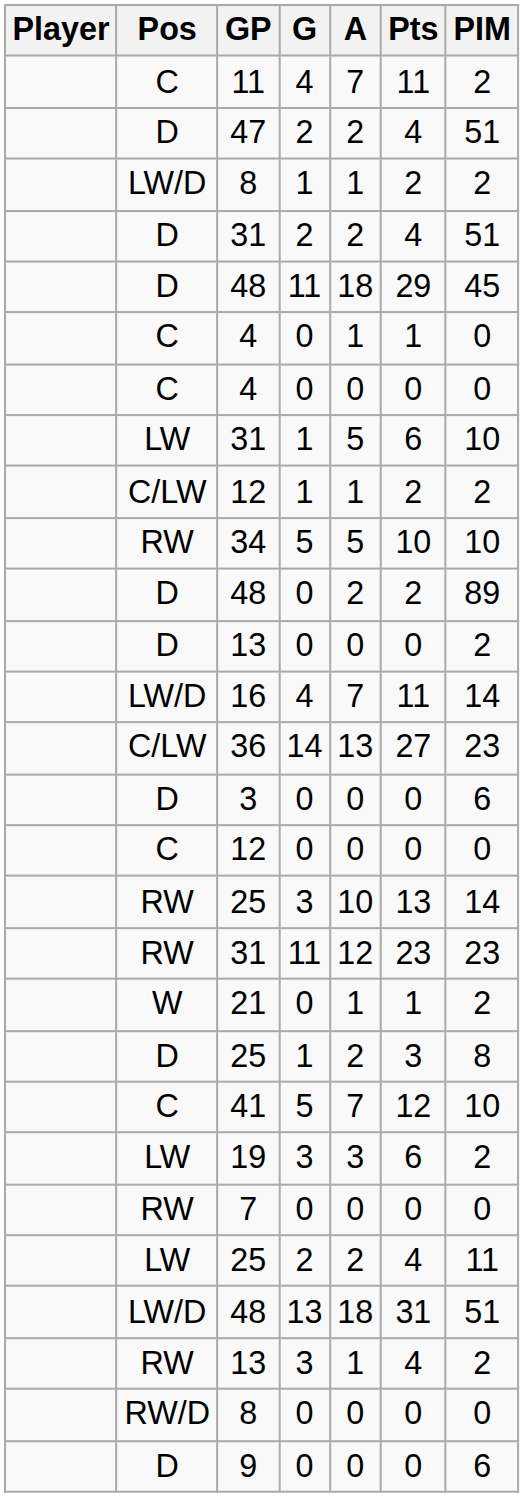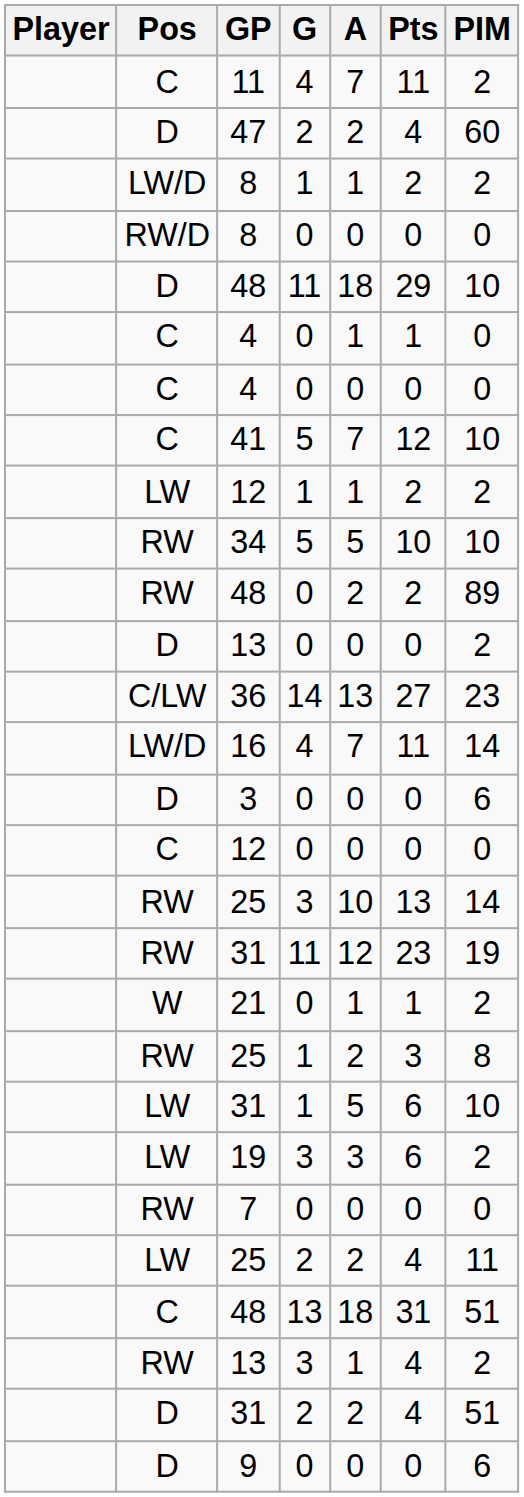(482, 132) 51 -> (482, 132) 60
rows swapped: (248, 235) <-> (248, 1414)
(482, 286) 45 -> (482, 286) 10
rows swapped: (248, 1106) <-> (248, 440)
(167, 491) C/LW -> (167, 491) LW
(167, 593) D -> (167, 593) RW
rows swapped: (248, 747) <-> (248, 696)
(482, 952) 23 -> (482, 952) 19
(167, 1055) D -> (167, 1055) RW
(167, 1311) LW/D -> (167, 1311) C
